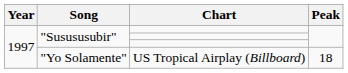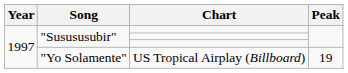(326, 57) 18 -> (326, 57) 19
